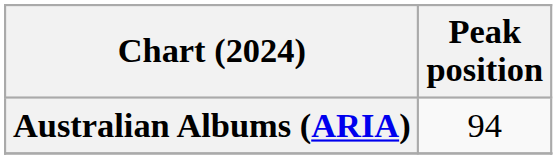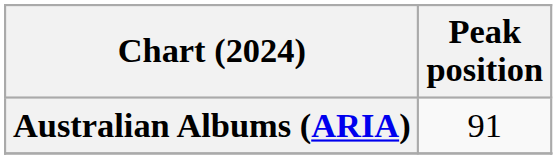(485, 125) 94 -> (485, 125) 91
